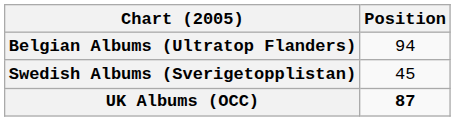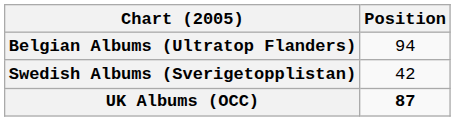(405, 74) 45 -> (405, 74) 42
